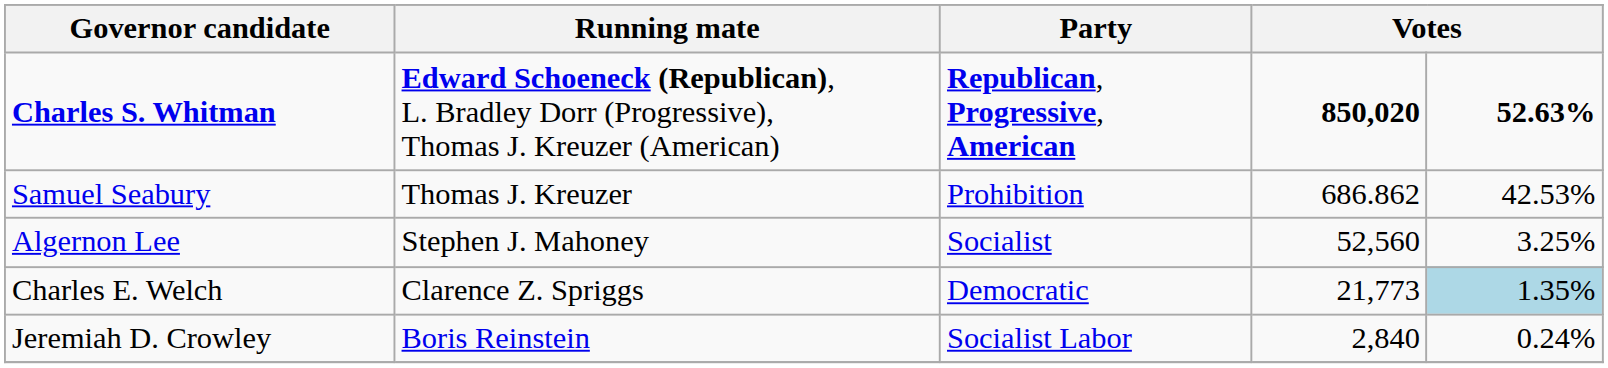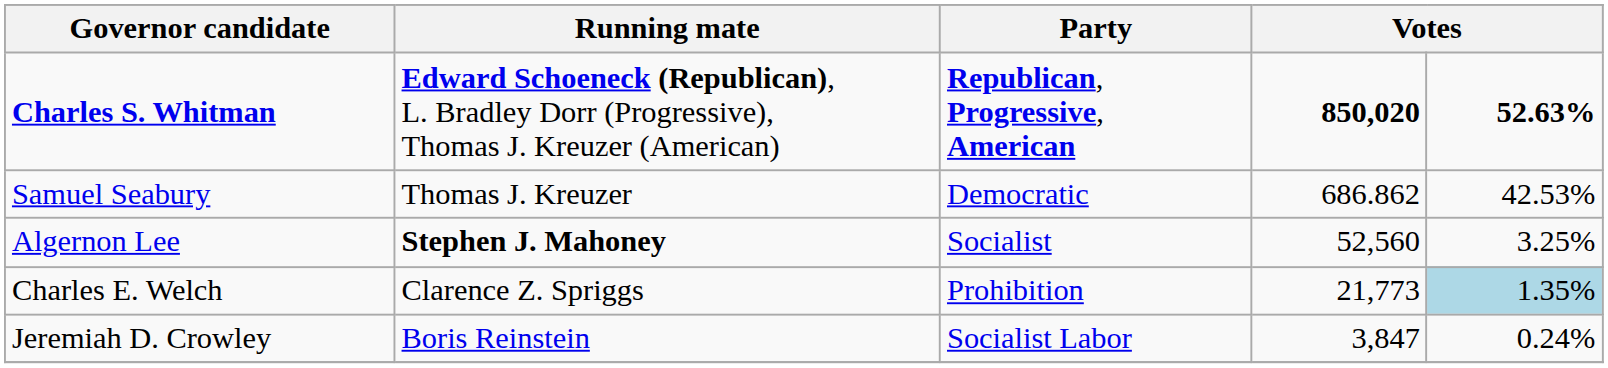(1015, 193) Prohibition -> (1018, 193) Democratic
(525, 241) normal -> (534, 241) bold
(1018, 289) Democratic -> (1015, 289) Prohibition
(1386, 338) 2,840 -> (1386, 338) 3,847
